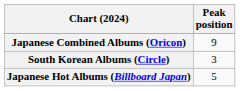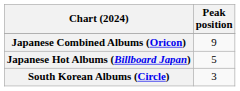rows swapped: (99, 77) <-> (99, 59)
